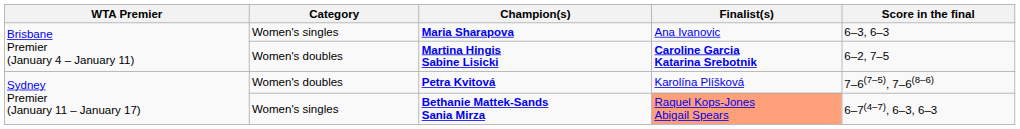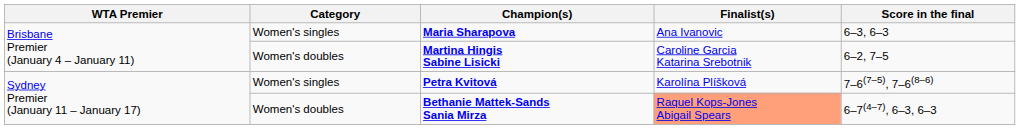(706, 57) bold -> (704, 57) normal
(297, 83) Women's doubles -> (296, 83) Women's singles
(295, 109) Women's singles -> (298, 109) Women's doubles
